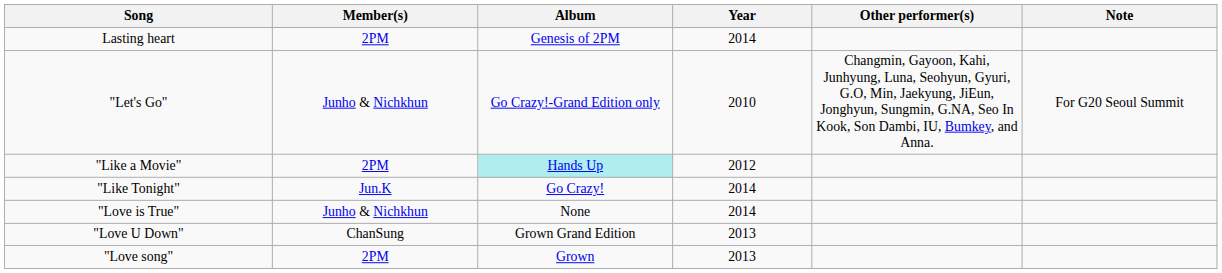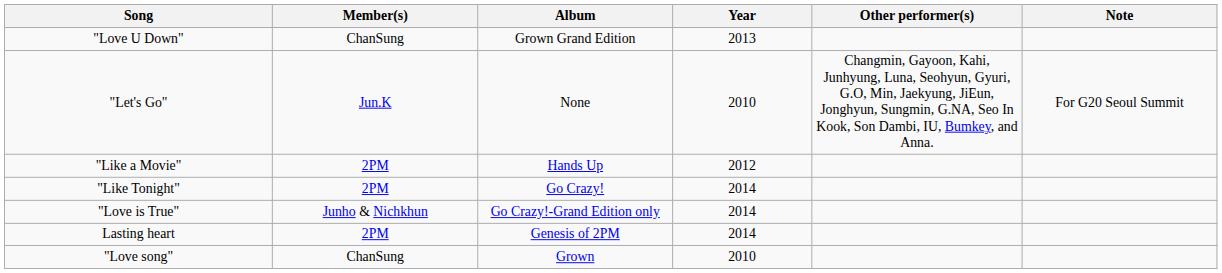rows swapped: (139, 38) <-> (139, 234)
(375, 102) Junho & Nichkhun -> (375, 102) Jun.K
(575, 102) Go Crazy!-Grand Edition only -> (575, 102) None
(575, 165) paleturquoise background -> (575, 165) no background
(375, 188) Jun.K -> (375, 188) 2PM
(575, 211) None -> (575, 211) Go Crazy!-Grand Edition only
(375, 257) 2PM -> (375, 257) ChanSung
(742, 257) 2013 -> (742, 257) 2010
